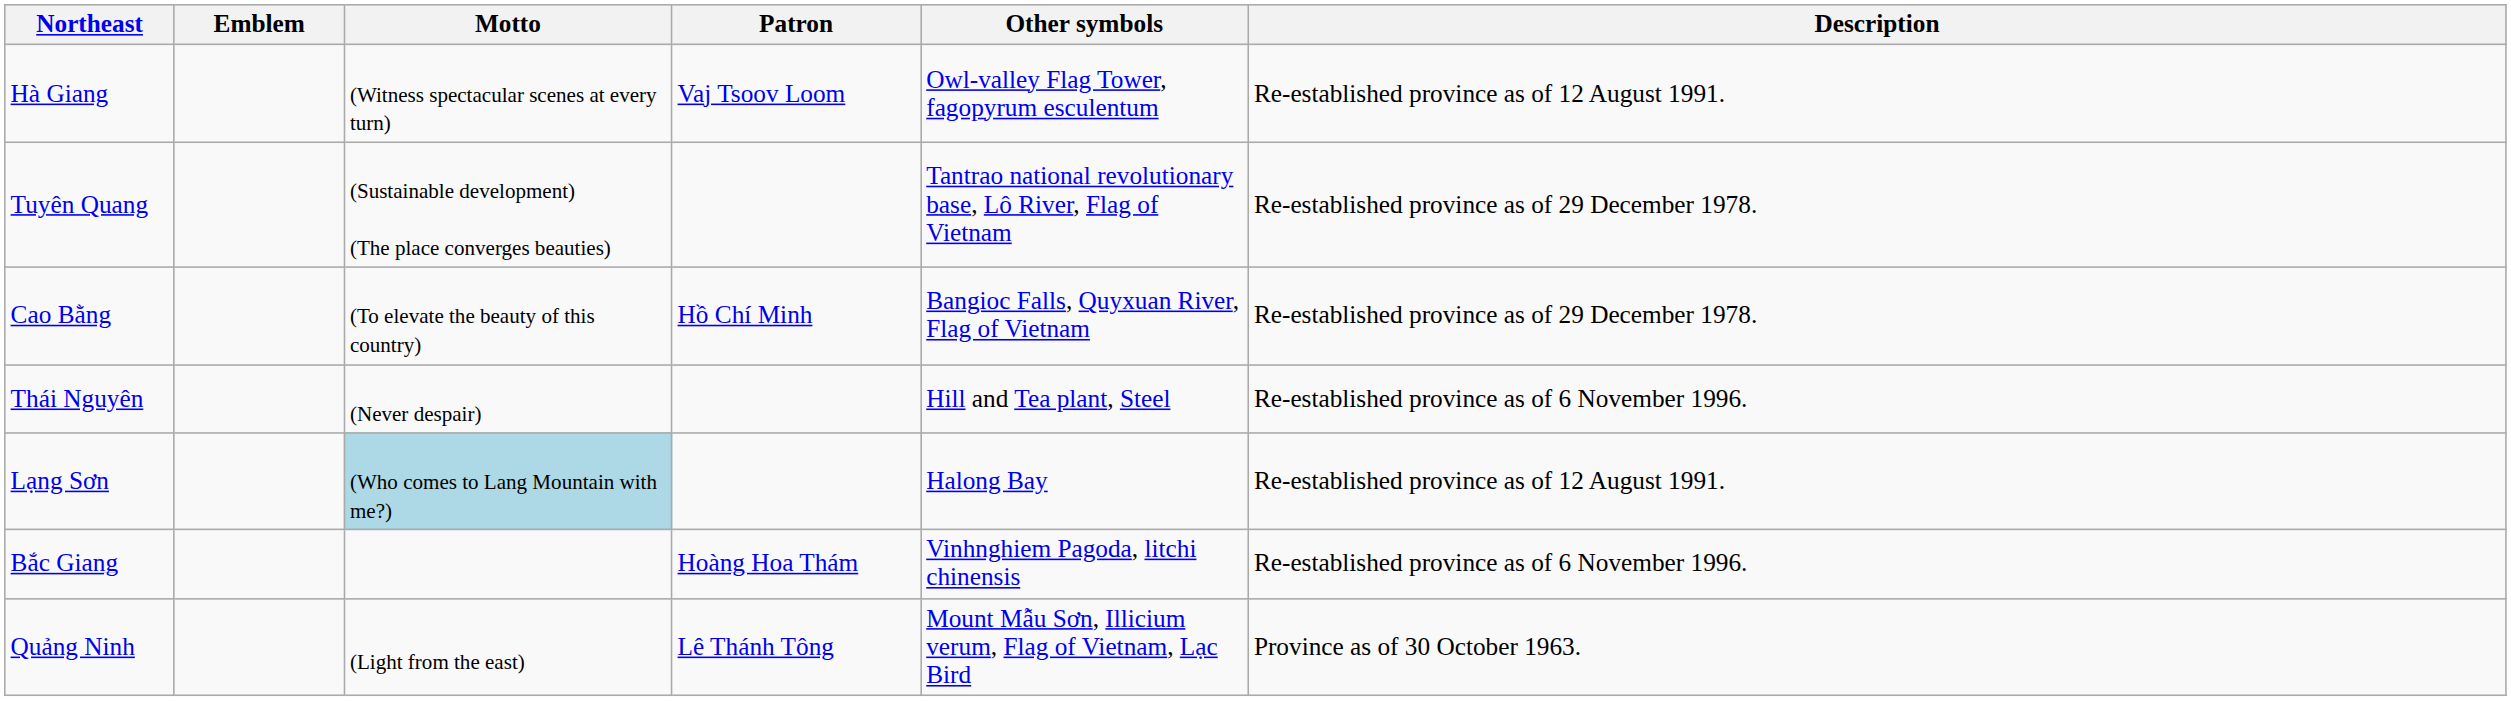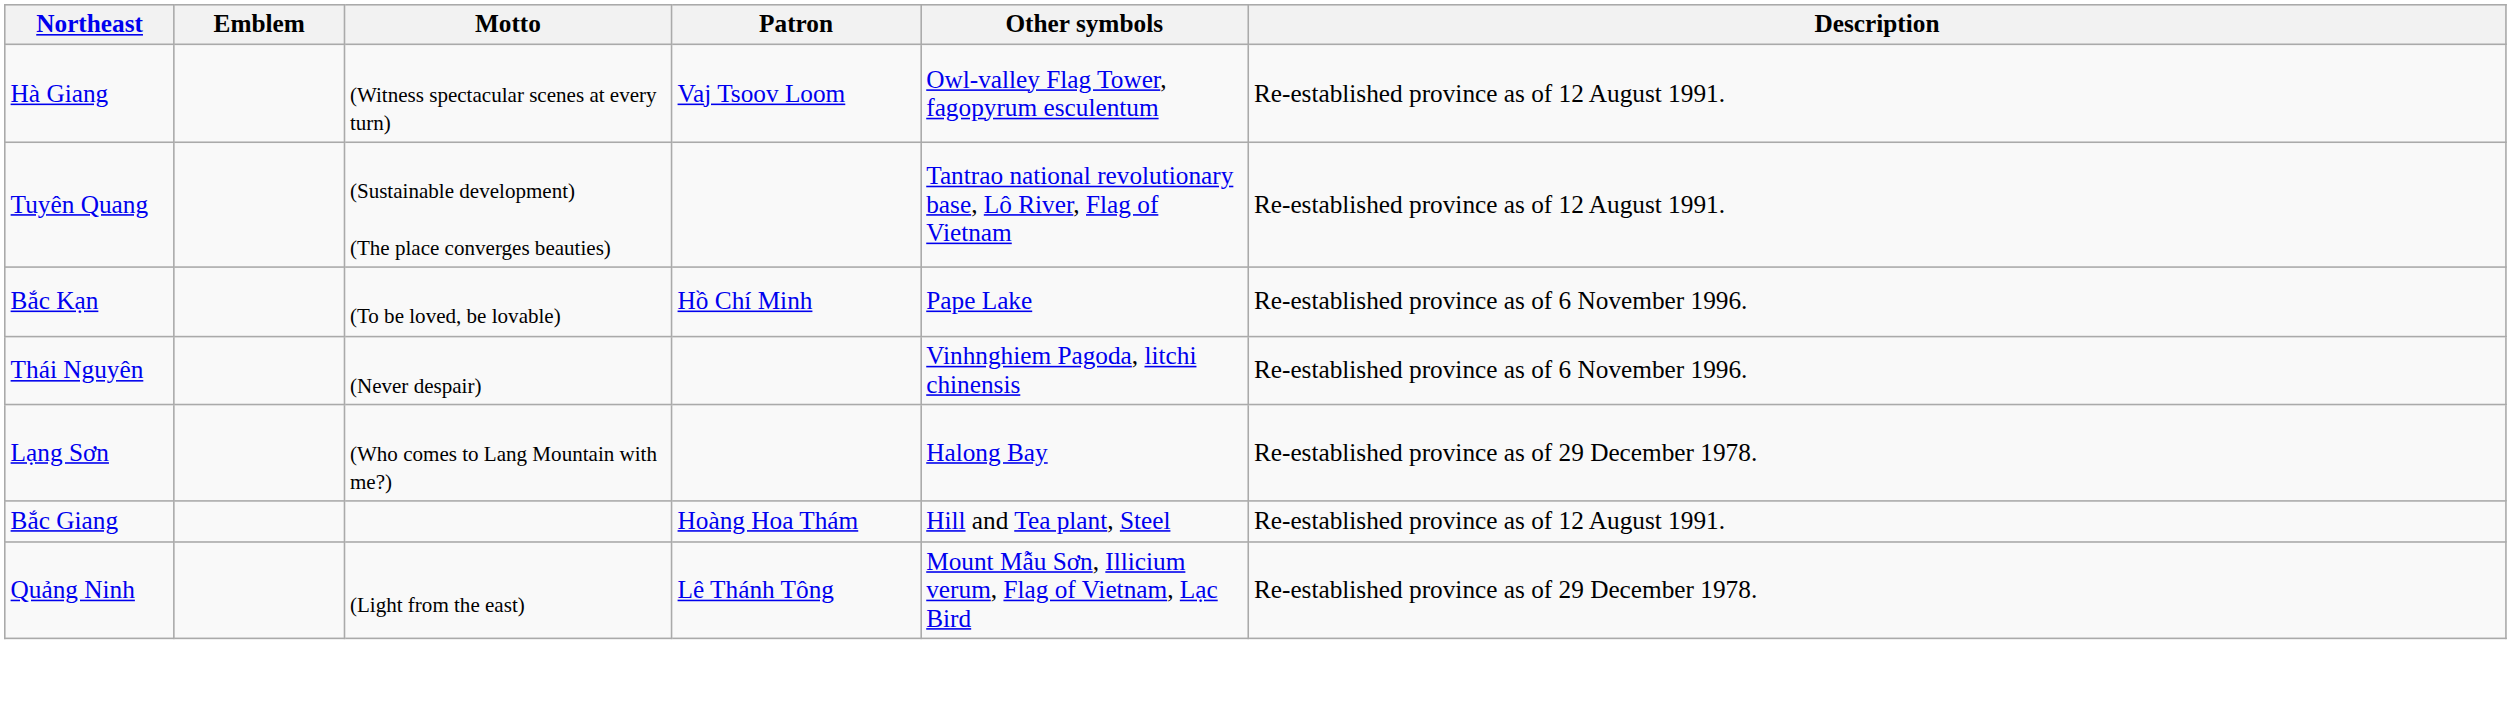(1506, 204) Re-established province as of 29 December 1978. -> (1489, 204) Re-established province as of 12 August 1991.
- row: (61, 315)
+ row: (54, 301)
(1048, 398) Hill and Tea plant, Steel -> (1061, 369) Vinhnghiem Pagoda, litchi chinensis
(503, 496) lightblue background -> (503, 468) no background
(1489, 480) Re-established province as of 12 August 1991. -> (1506, 452) Re-established province as of 29 December 1978.
(1061, 563) Vinhnghiem Pagoda, litchi chinensis -> (1048, 521) Hill and Tea plant, Steel
(1501, 563) Re-established province as of 6 November 1996. -> (1489, 521) Re-established province as of 12 August 1991.
(1417, 646) Province as of 30 October 1963. -> (1506, 589) Re-established province as of 29 December 1978.
